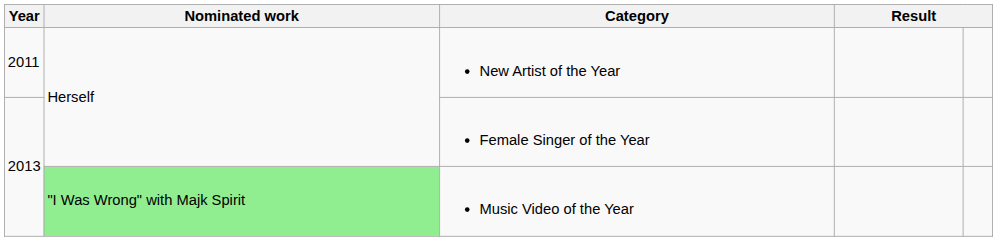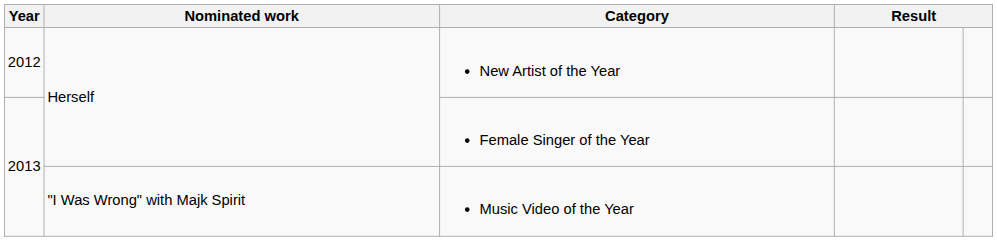(24, 62) 2011 -> (24, 62) 2012
(146, 201) lightgreen background -> (146, 201) no background
